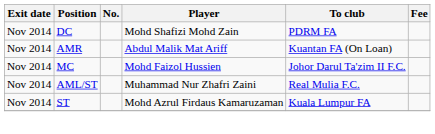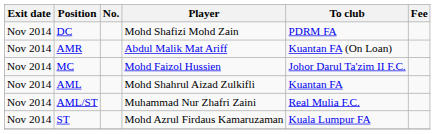+ row: (69, 84)
